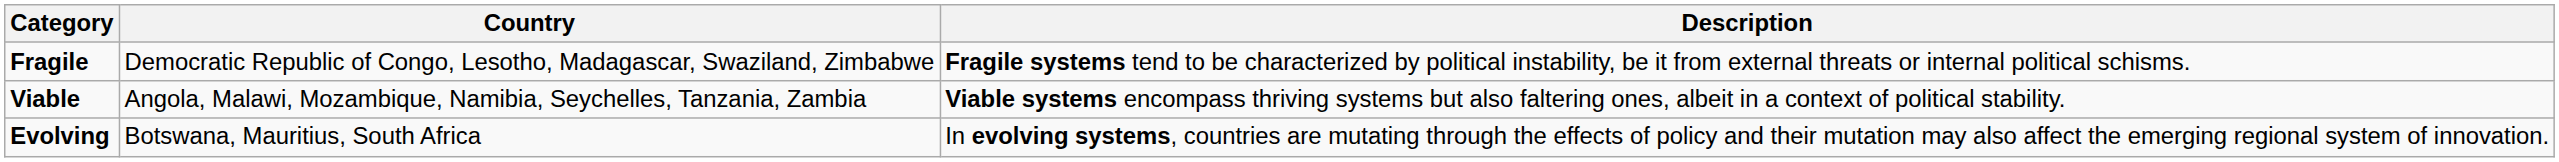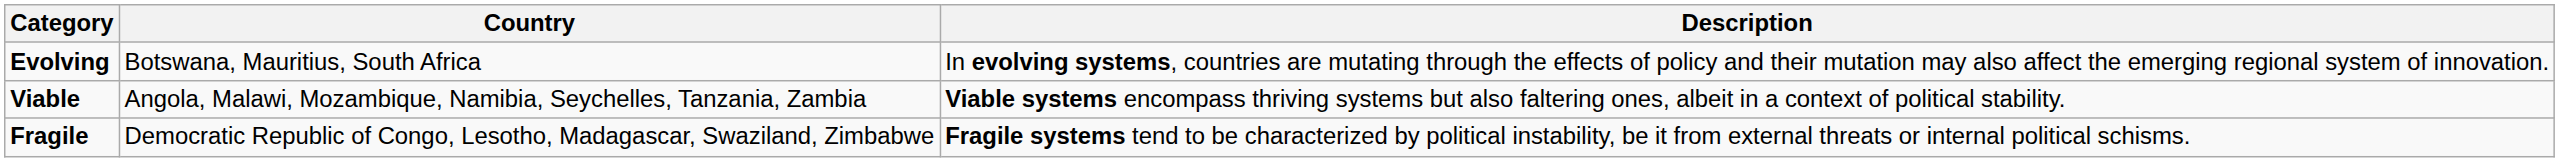rows swapped: (49, 61) <-> (60, 136)
